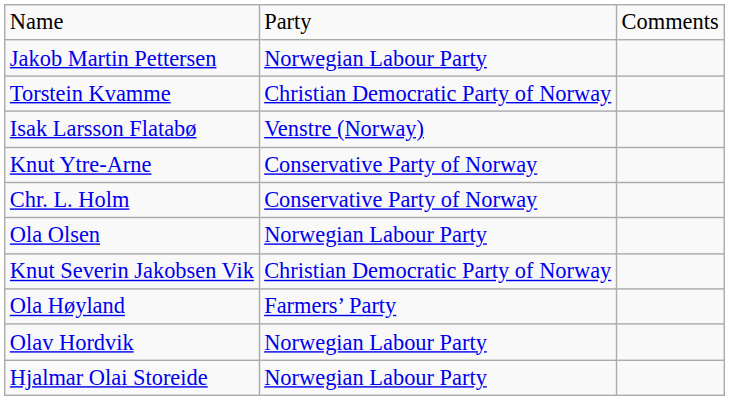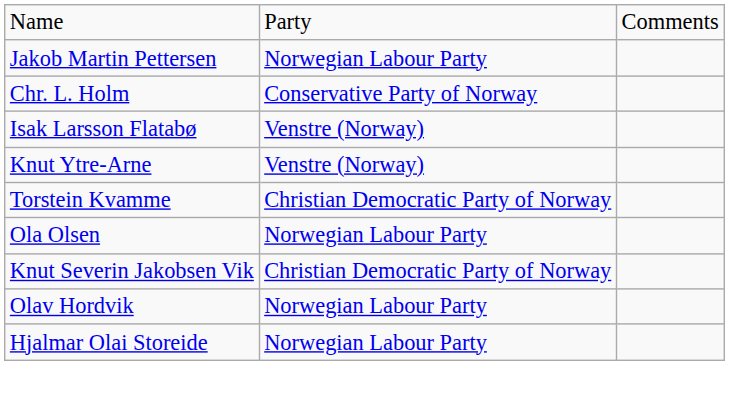rows swapped: (90, 93) <-> (70, 199)
(401, 164) Conservative Party of Norway -> (344, 164) Venstre (Norway)
- row: (67, 306)
